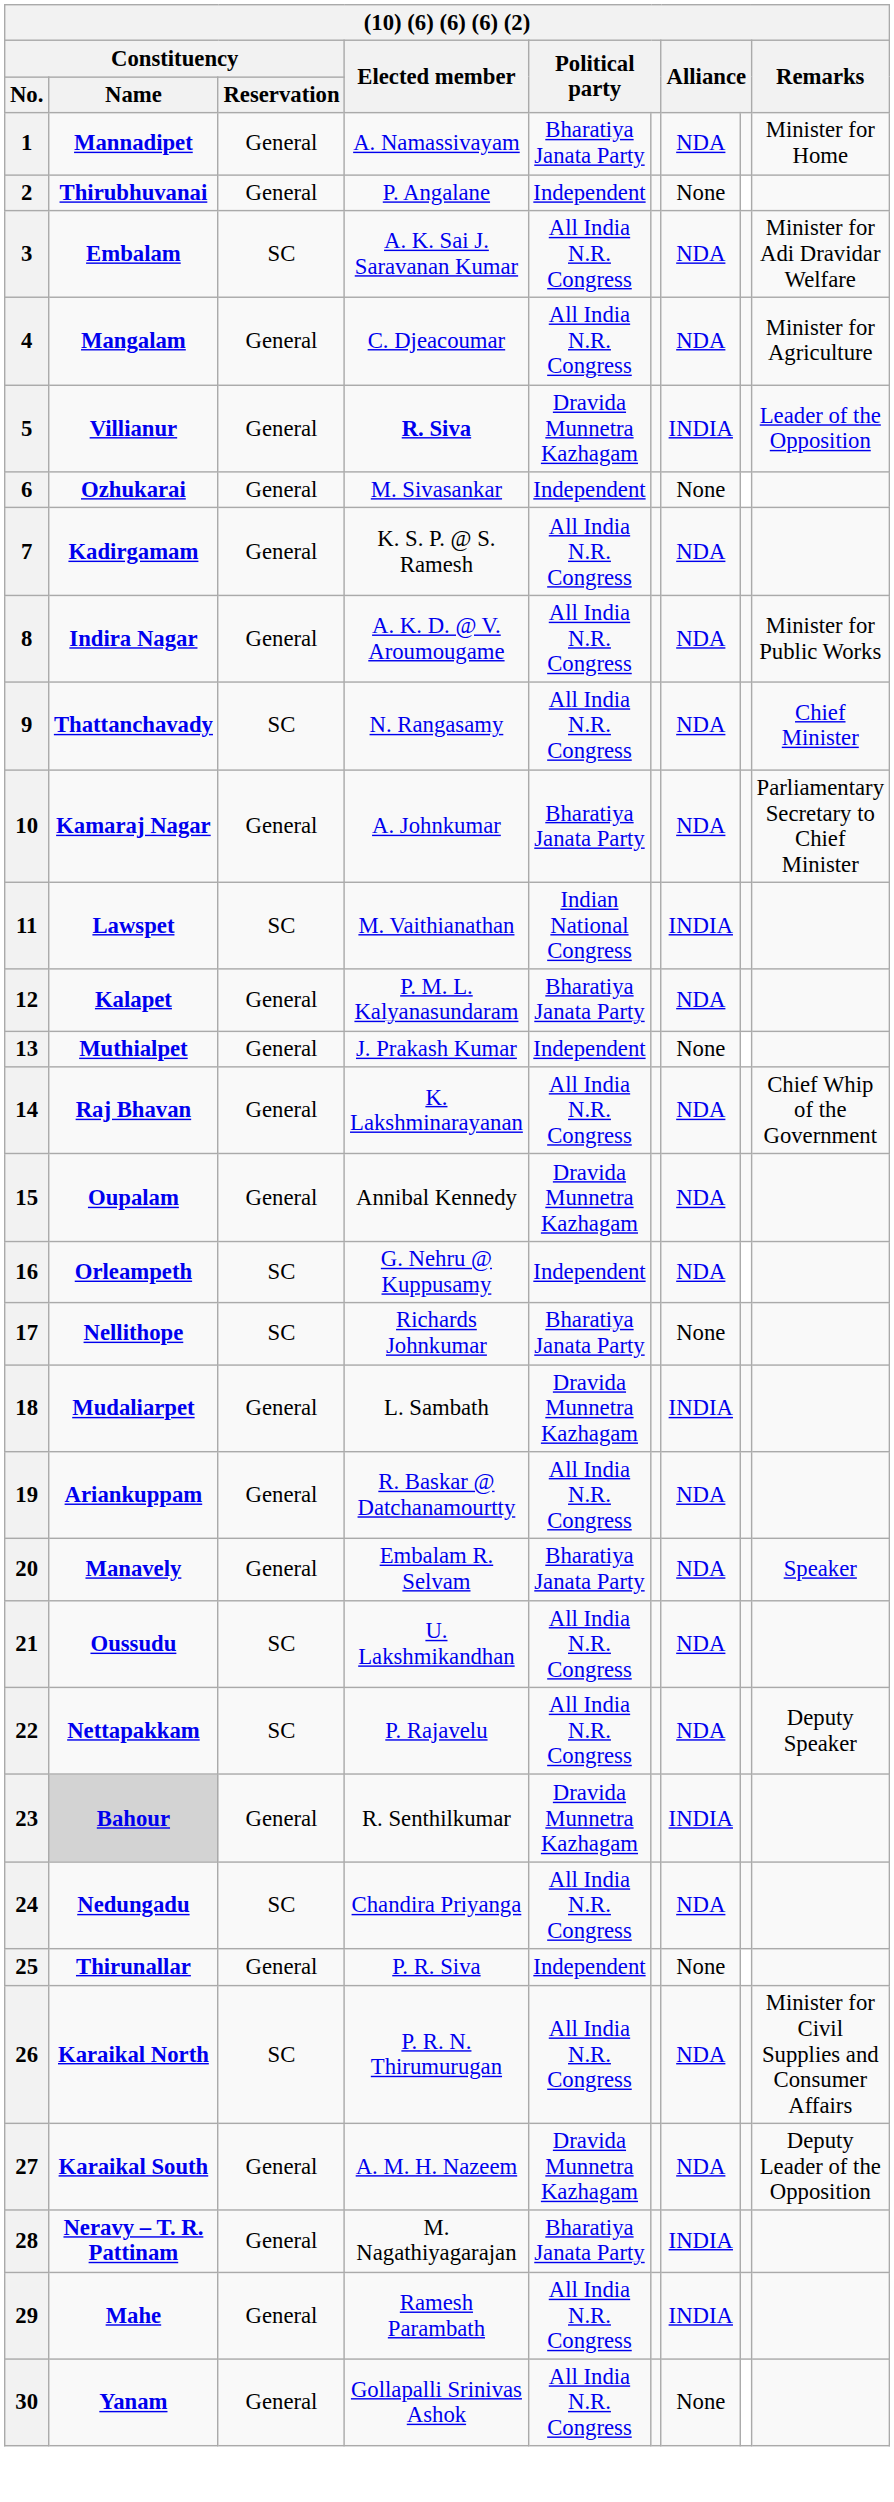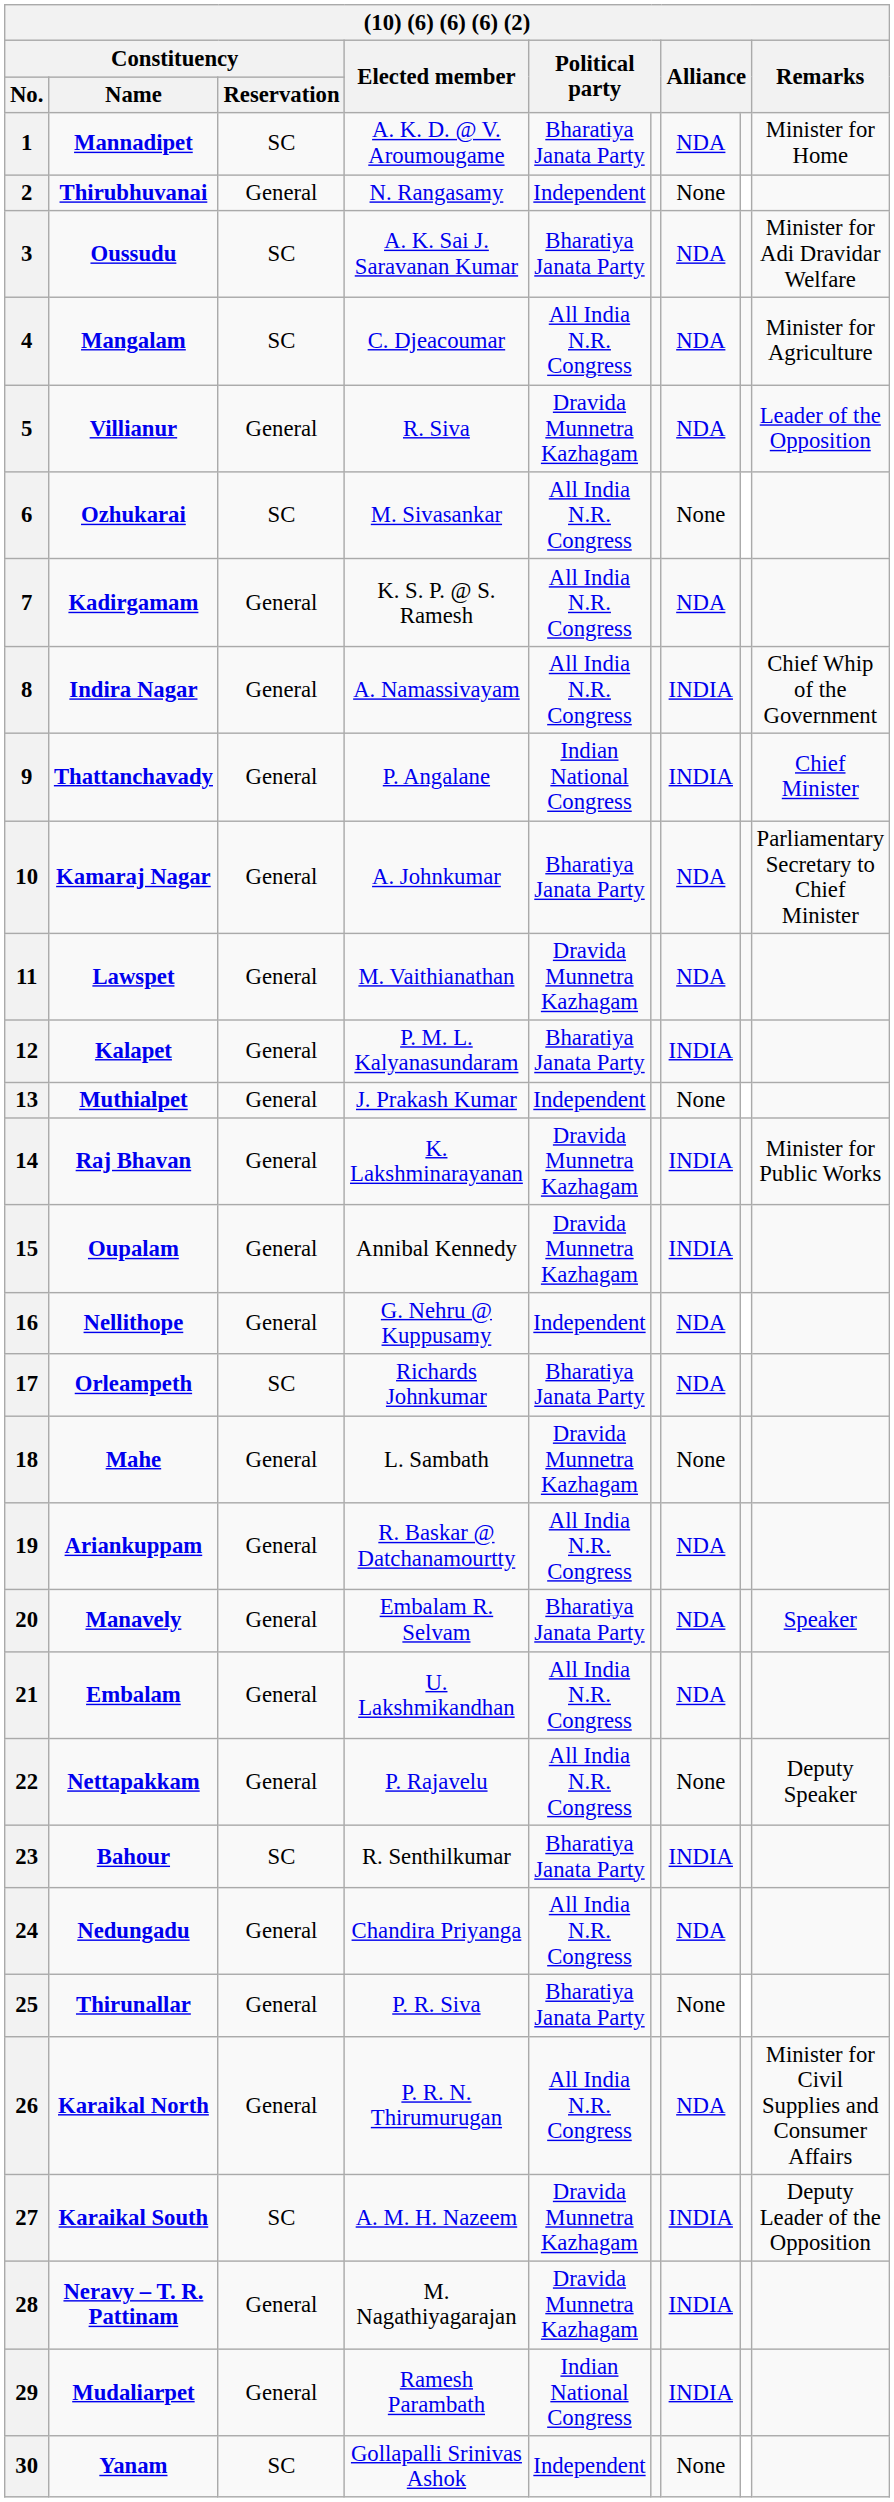(281, 143) General -> (281, 143) SC
(436, 143) A. Namassivayam -> (436, 143) A. K. D. @ V. Aroumougame
(436, 192) P. Angalane -> (436, 192) N. Rangasamy
(133, 253) Embalam -> (133, 253) Oussudu
(589, 253) All India N.R. Congress -> (589, 253) Bharatiya Janata Party
(281, 340) General -> (281, 340) SC
(436, 428) bold -> (436, 428) normal
(701, 428) INDIA -> (701, 428) NDA
(281, 489) General -> (281, 515) SC
(589, 489) Independent -> (589, 515) All India N.R. Congress
(436, 638) A. K. D. @ V. Aroumougame -> (436, 689) A. Namassivayam
(701, 638) NDA -> (701, 689) INDIA
(820, 638) Minister for Public Works -> (820, 689) Chief Whip of the Government
(281, 725) SC -> (281, 776) General
(436, 725) N. Rangasamy -> (436, 776) P. Angalane
(589, 725) All India N.R. Congress -> (589, 776) Indian National Congress
(701, 725) NDA -> (701, 776) INDIA
(281, 925) SC -> (281, 976) General
(589, 925) Indian National Congress -> (589, 976) Dravida Munnetra Kazhagam
(701, 925) INDIA -> (701, 976) NDA
(701, 999) NDA -> (701, 1050) INDIA
(589, 1110) All India N.R. Congress -> (589, 1161) Dravida Munnetra Kazhagam
(701, 1110) NDA -> (701, 1161) INDIA
(820, 1110) Chief Whip of the Government -> (820, 1161) Minister for Public Works
(701, 1197) NDA -> (701, 1248) INDIA
(133, 1271) Orleampeth -> (133, 1322) Nellithope
(281, 1271) SC -> (281, 1322) General
(133, 1333) Nellithope -> (133, 1384) Orleampeth
(701, 1333) None -> (701, 1384) NDA
(133, 1407) Mudaliarpet -> (133, 1458) Mahe
(701, 1407) INDIA -> (701, 1458) None
(133, 1643) Oussudu -> (133, 1694) Embalam
(281, 1643) SC -> (281, 1694) General
(281, 1730) SC -> (281, 1781) General
(701, 1730) NDA -> (701, 1781) None
(133, 1817) lightgrey background -> (133, 1856) no background
(281, 1817) General -> (281, 1856) SC
(589, 1817) Dravida Munnetra Kazhagam -> (589, 1856) Bharatiya Janata Party
(281, 1905) SC -> (281, 1930) General
(589, 1966) Independent -> (589, 2005) Bharatiya Janata Party
(281, 2053) SC -> (281, 2104) General
(281, 2166) General -> (281, 2217) SC
(701, 2166) NDA -> (701, 2217) INDIA
(589, 2240) Bharatiya Janata Party -> (589, 2304) Dravida Munnetra Kazhagam
(133, 2315) Mahe -> (133, 2391) Mudaliarpet
(589, 2315) All India N.R. Congress -> (589, 2391) Indian National Congress
(281, 2402) General -> (281, 2466) SC
(589, 2402) All India N.R. Congress -> (589, 2466) Independent
